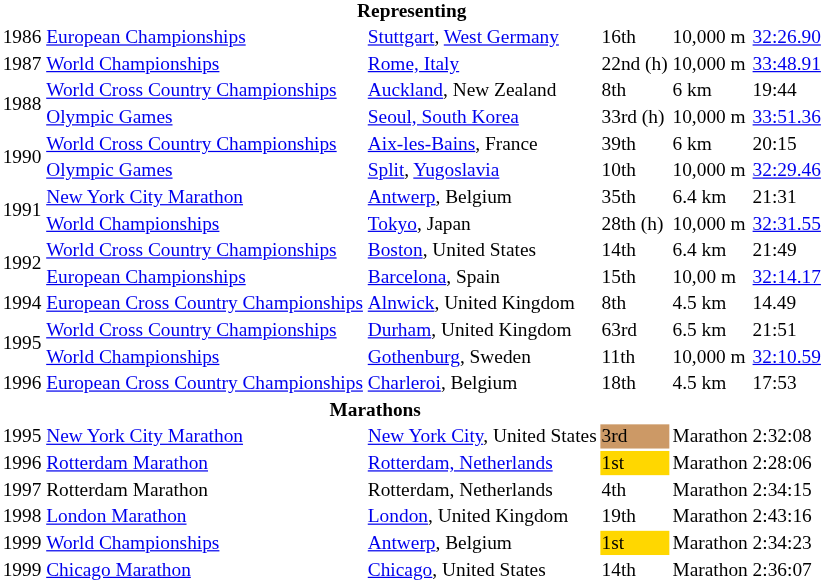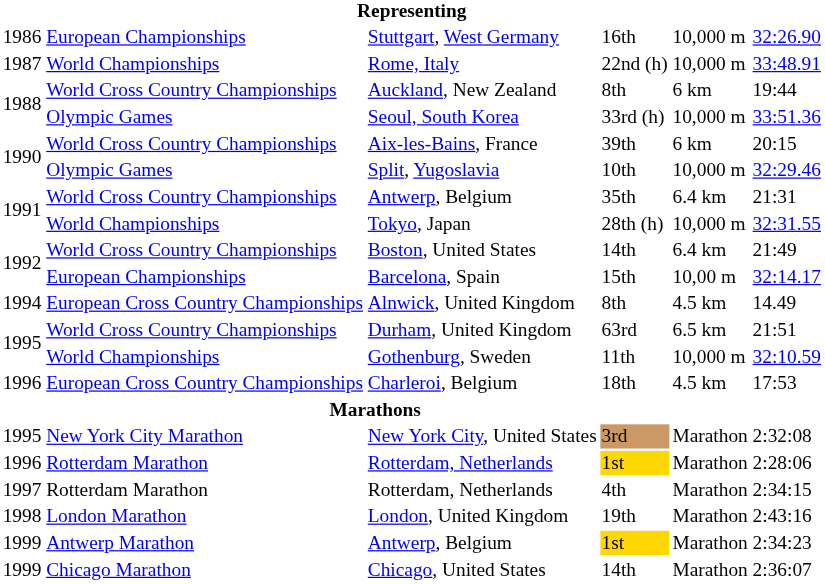(145, 196) New York City Marathon -> (191, 196) World Cross Country Championships
(133, 542) World Championships -> (120, 542) Antwerp Marathon
